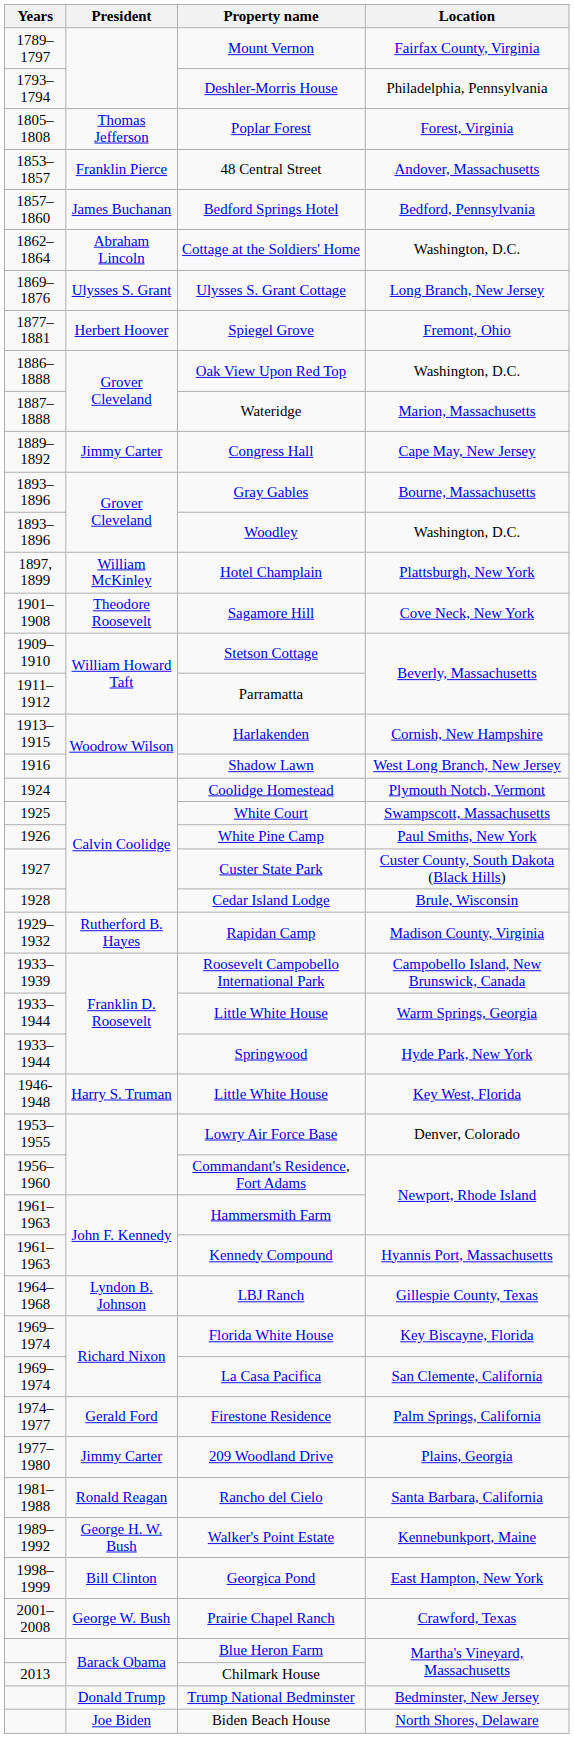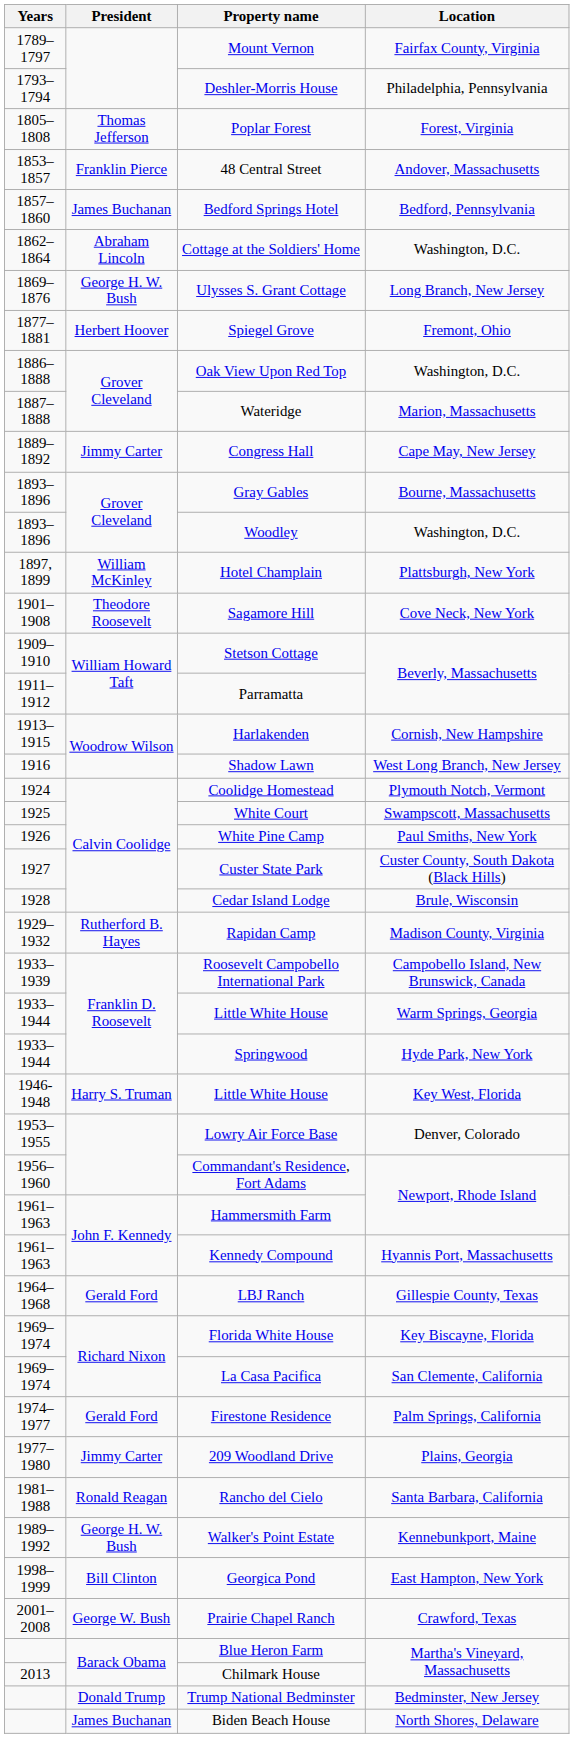(121, 290) Ulysses S. Grant -> (121, 290) George H. W. Bush
(121, 1295) Lyndon B. Johnson -> (121, 1295) Gerald Ford
(121, 1721) Joe Biden -> (121, 1721) James Buchanan
